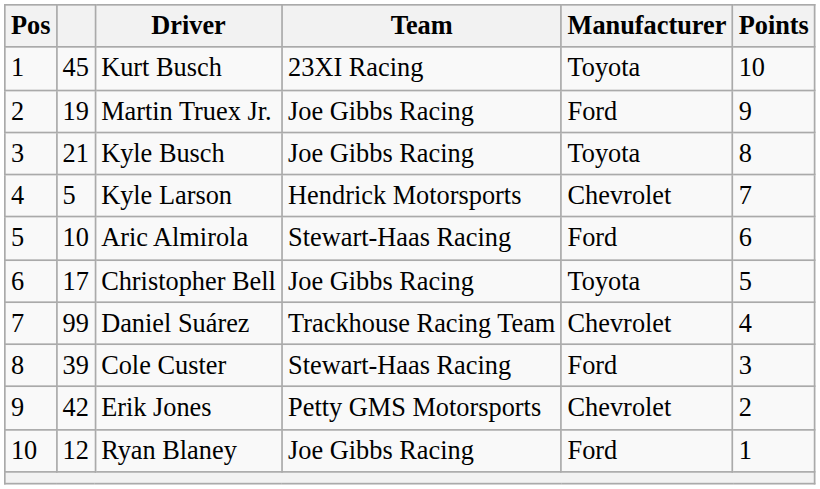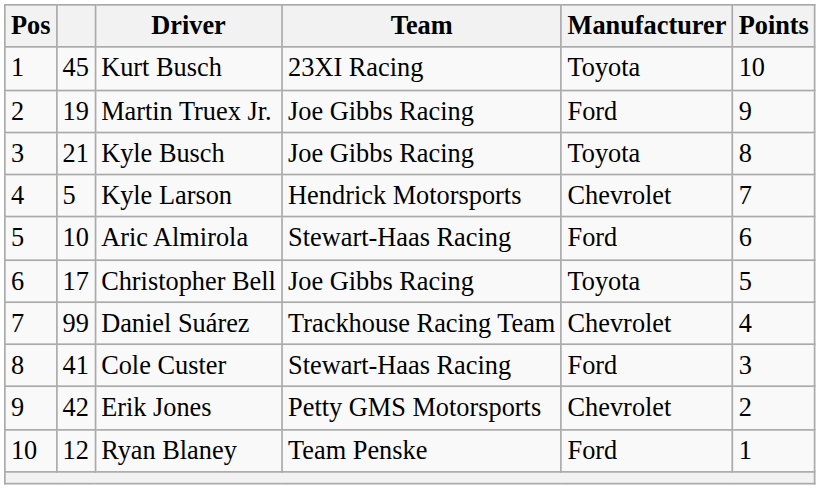(76, 364) 39 -> (76, 364) 41
(381, 449) Joe Gibbs Racing -> (358, 449) Team Penske
